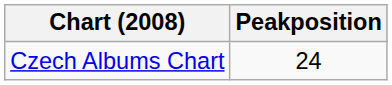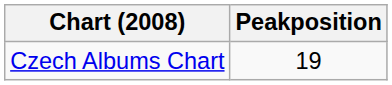(309, 60) 24 -> (309, 60) 19
